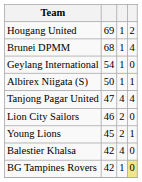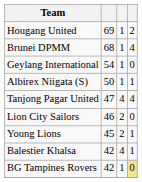(132, 151) 0 -> (132, 151) 1
